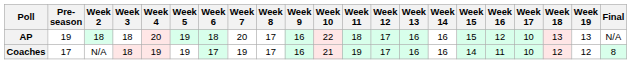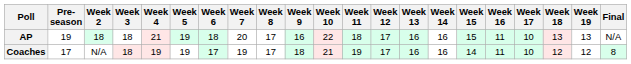(156, 37) 20 -> (156, 37) 21
(500, 37) 12 -> (500, 37) 11
(299, 52) 16 -> (299, 52) 18
